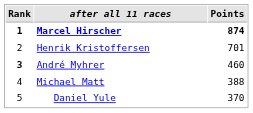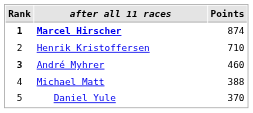(236, 31) bold -> (236, 31) normal
(236, 48) 701 -> (236, 48) 710
